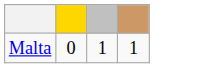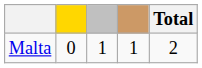+ column: (173, 18)
